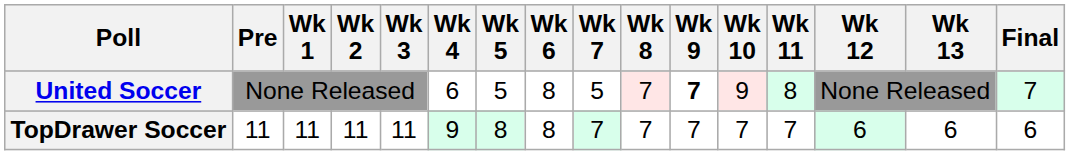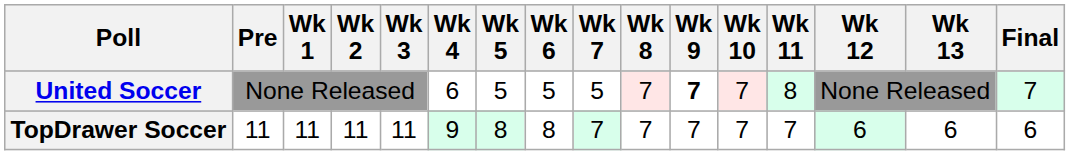(549, 90) 8 -> (549, 90) 5
(742, 90) 9 -> (742, 90) 7
